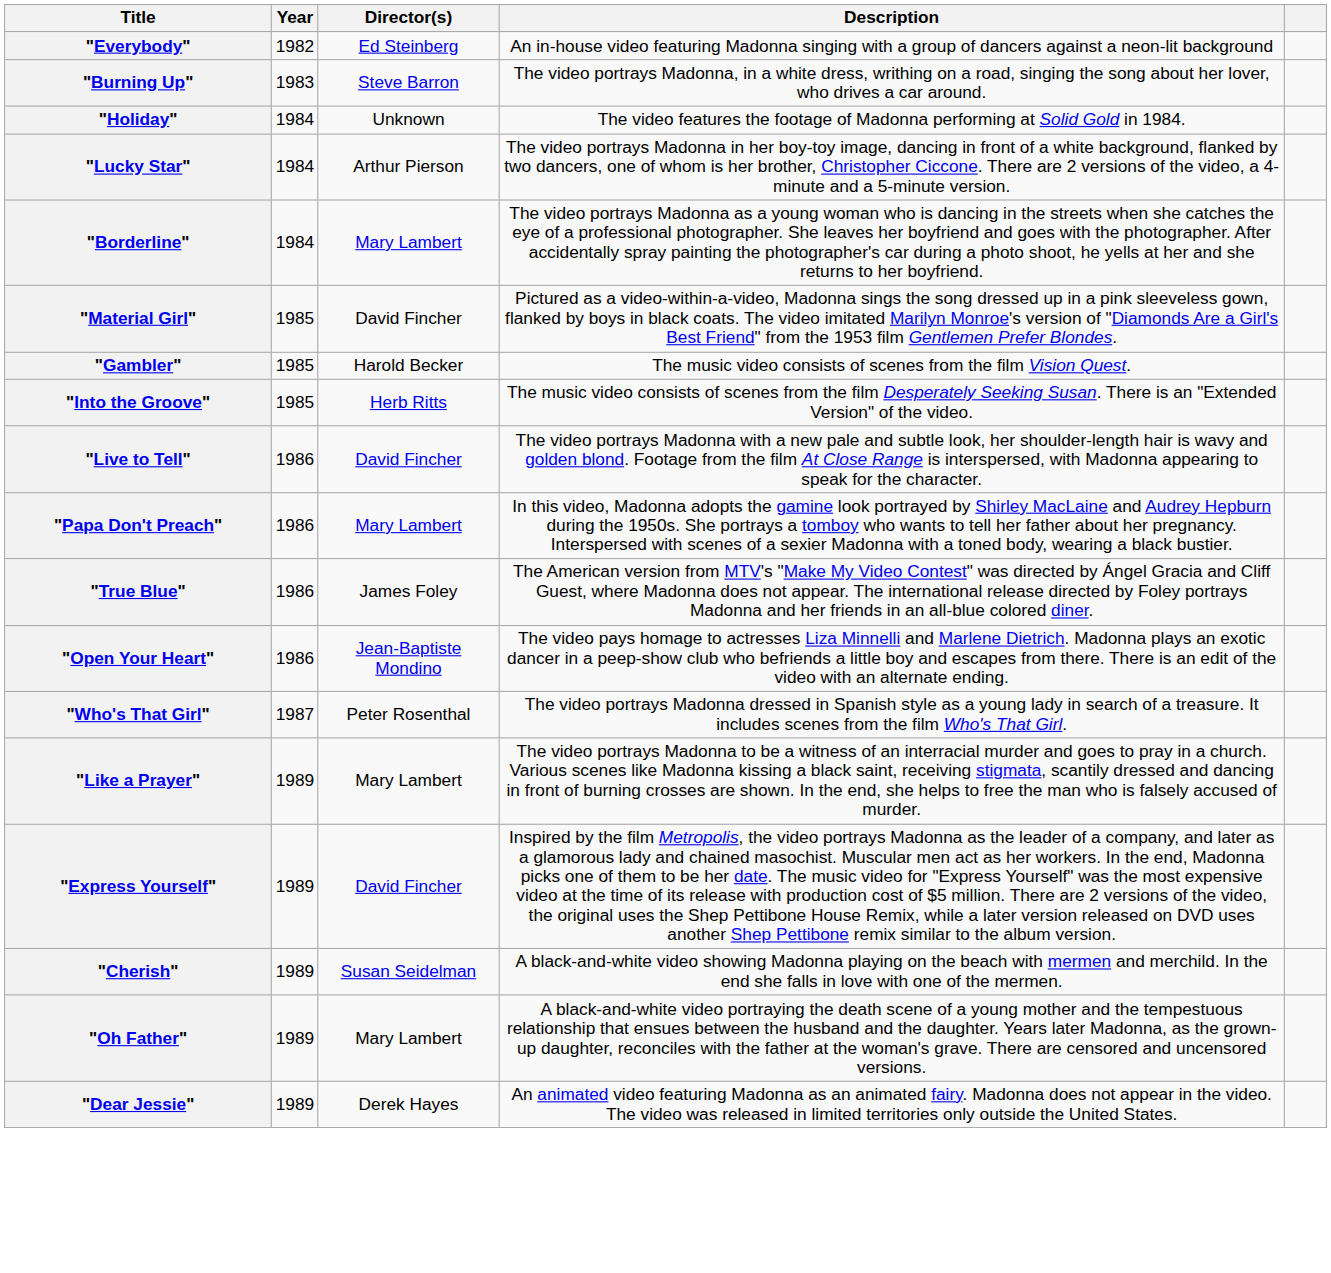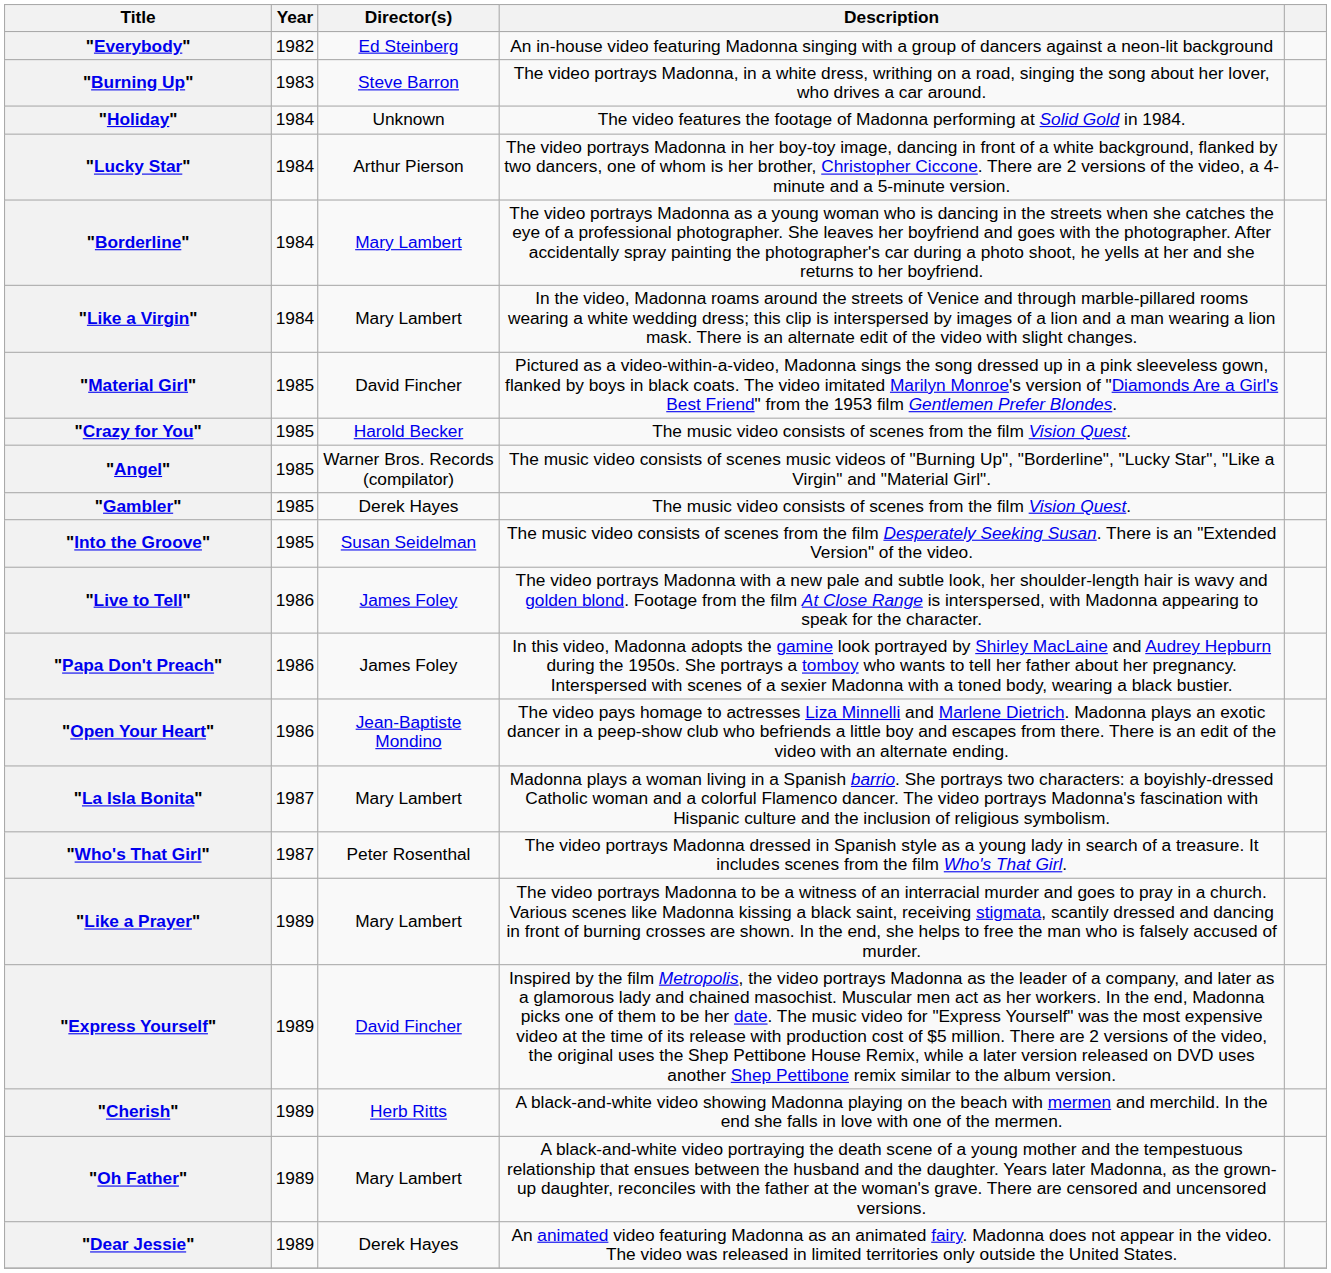+ row: (138, 318)
+ row: (138, 431)
+ row: (138, 468)
(408, 365) Harold Becker -> (408, 506) Derek Hayes
(408, 402) Herb Ritts -> (408, 543) Susan Seidelman
(408, 459) David Fincher -> (408, 599) James Foley
(408, 525) Mary Lambert -> (408, 666) James Foley
- row: (138, 591)
+ row: (138, 798)
(408, 971) Susan Seidelman -> (408, 1112) Herb Ritts
